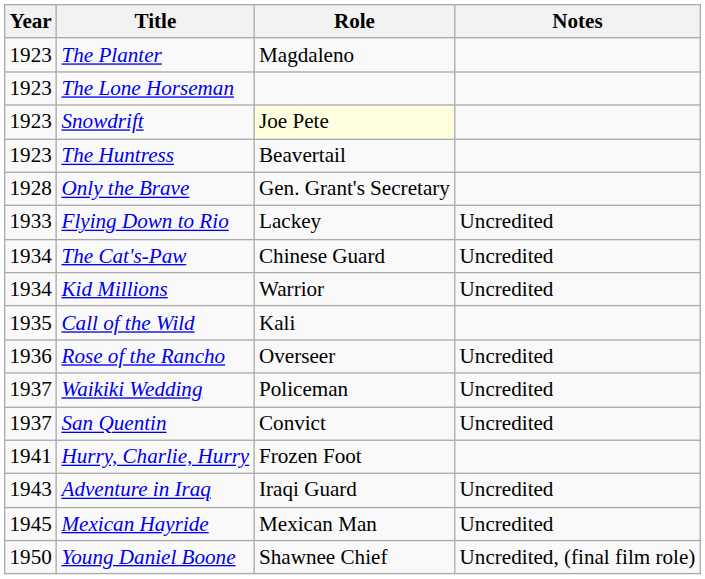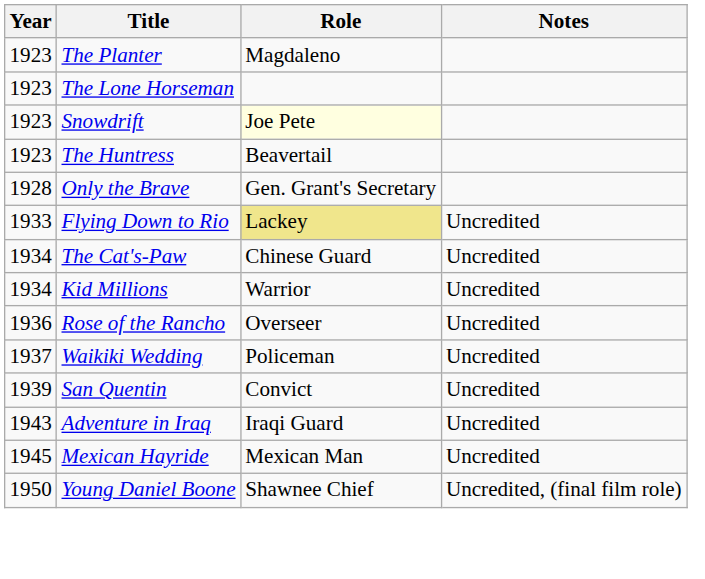(290, 222) no background -> (276, 222) khaki background
- row: (128, 322)
(31, 423) 1937 -> (31, 389) 1939
- row: (155, 456)
